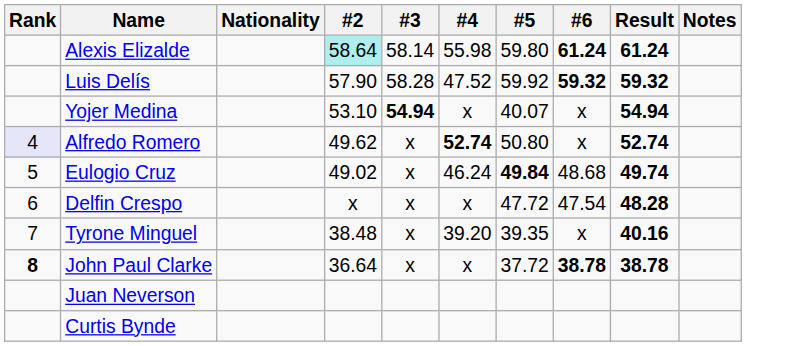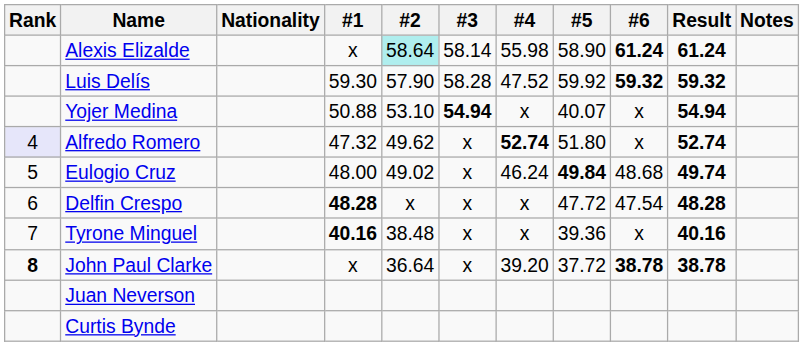+ column: (353, 20)
(525, 51) 59.80 -> (582, 51) 58.90
(525, 142) 50.80 -> (582, 142) 51.80
(467, 234) 39.20 -> (525, 234) x
(525, 234) 39.35 -> (582, 234) 39.36
(467, 265) x -> (525, 265) 39.20
